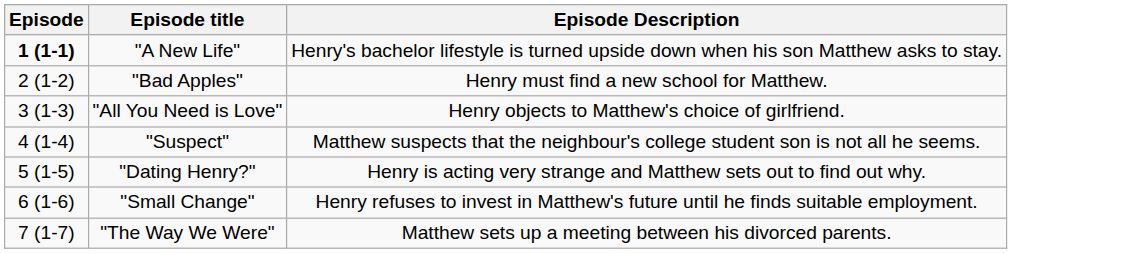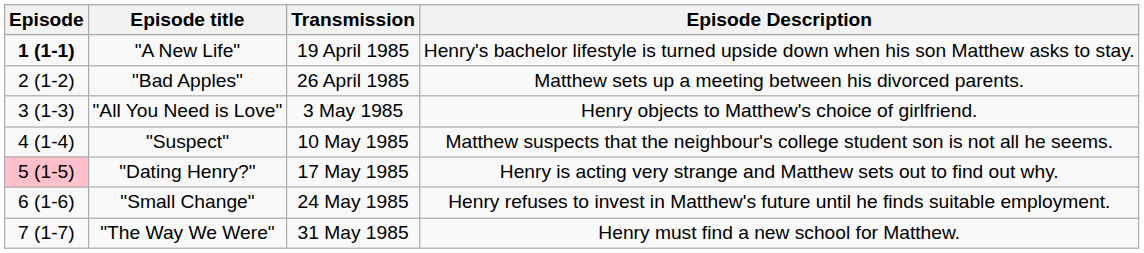+ column: (353, 19)
(647, 80) Henry must find a new school for Matthew. -> (779, 80) Matthew sets up a meeting between his divorced parents.
(46, 171) no background -> (46, 171) pink background
(647, 232) Matthew sets up a meeting between his divorced parents. -> (779, 232) Henry must find a new school for Matthew.
